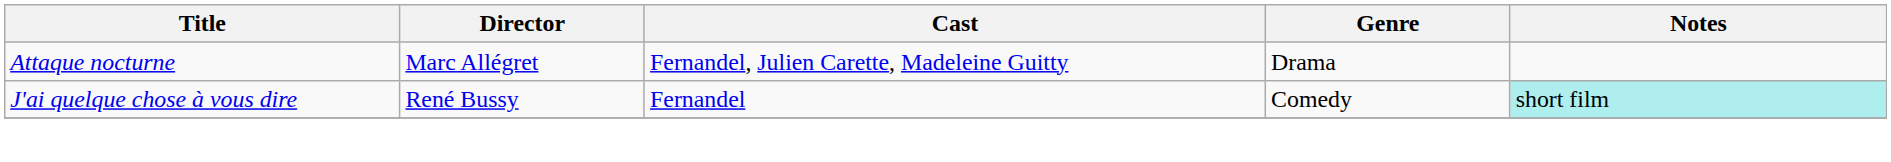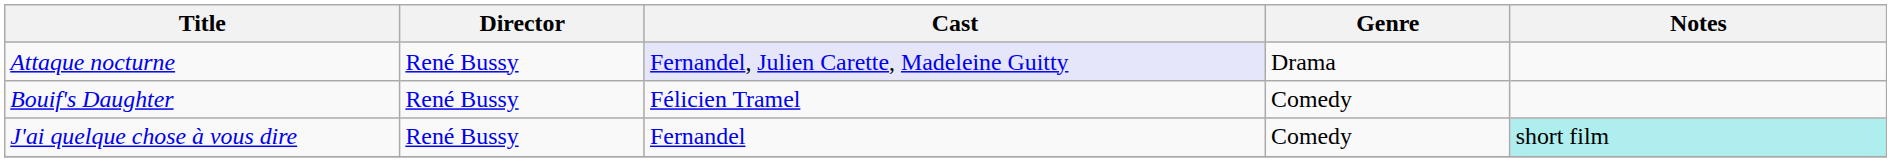(472, 61) Marc Allégret -> (462, 61) René Bussy
(859, 61) no background -> (859, 61) lavender background
+ row: (92, 99)
